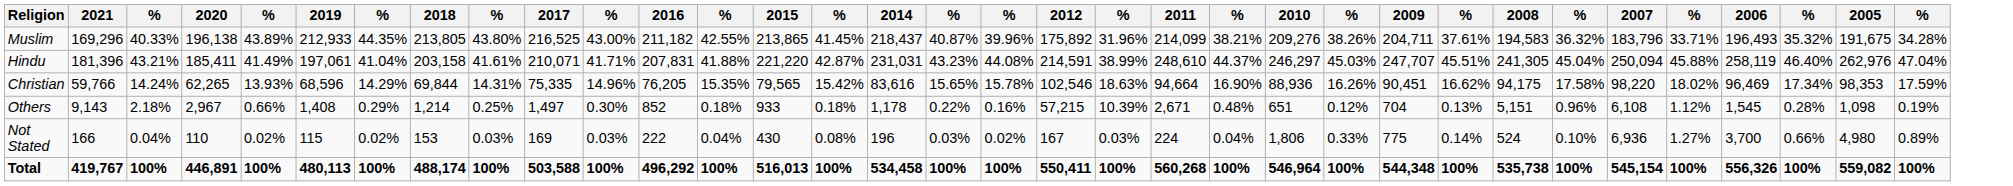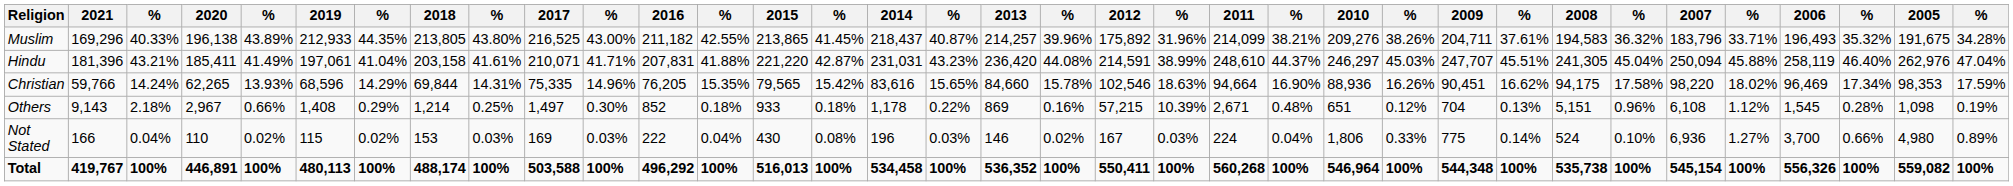+ column: (1011, 15)
